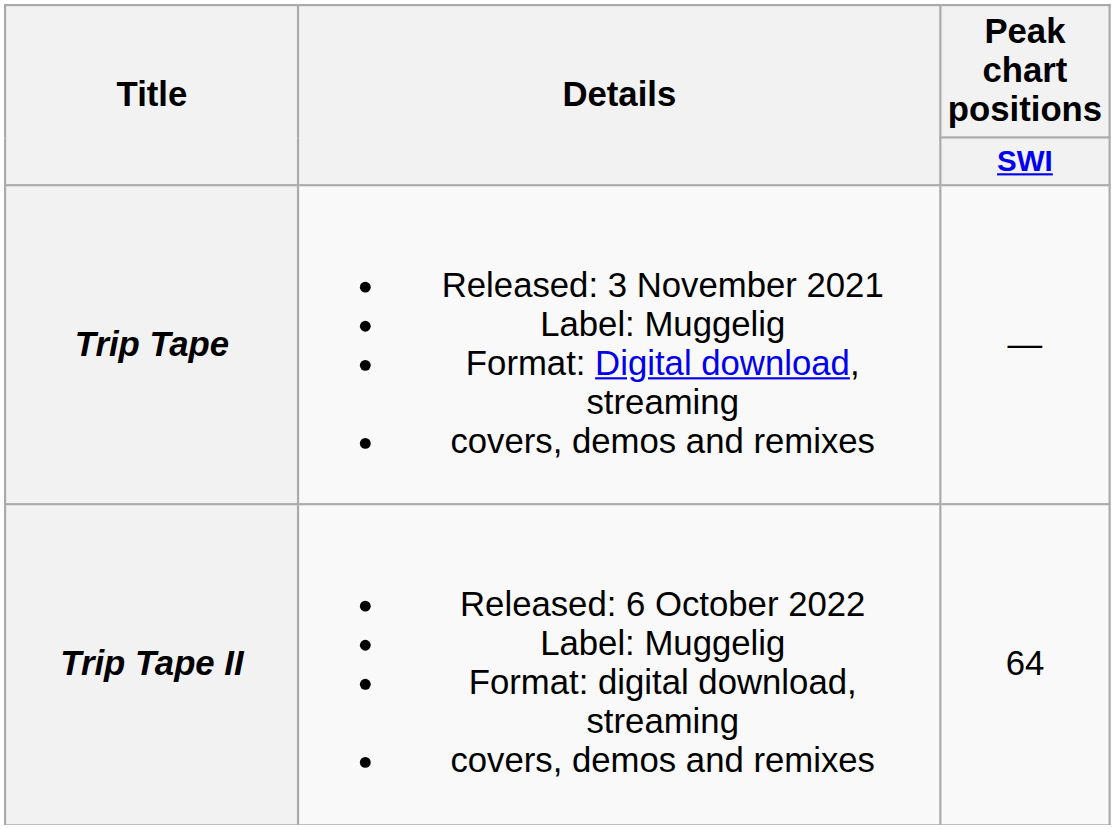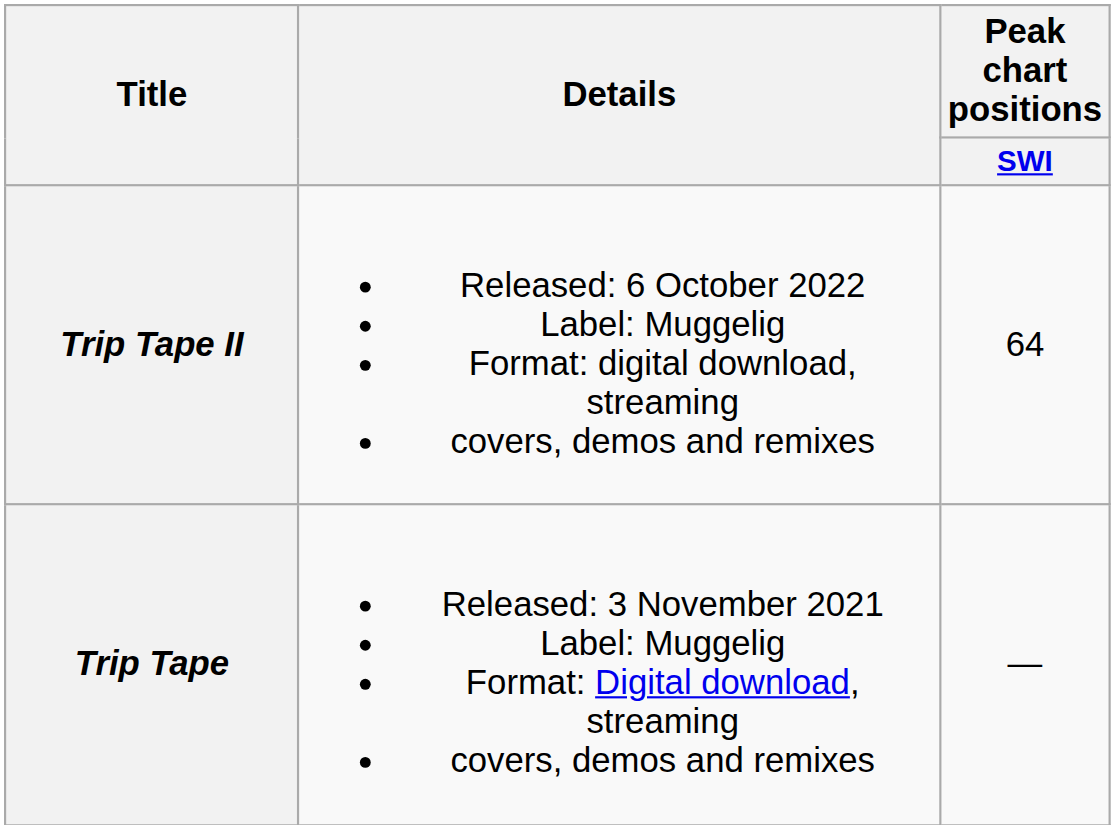rows swapped: (152, 344) <-> (152, 663)
